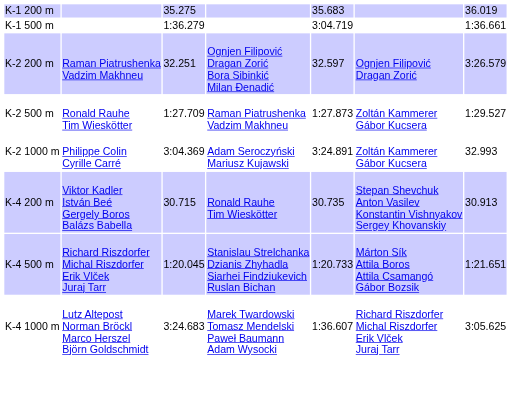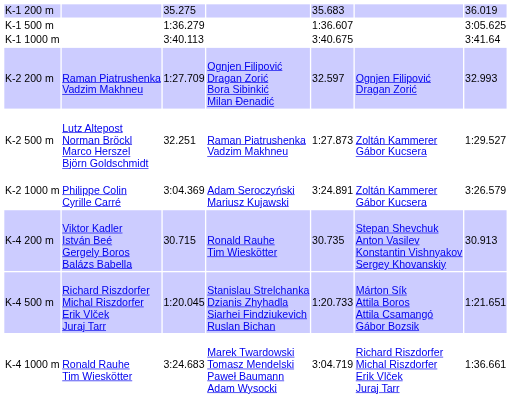(333, 25) 3:04.719 -> (333, 25) 1:36.607
(486, 25) 1:36.661 -> (486, 25) 3:05.625
+ row: (32, 40)
(180, 63) 32.251 -> (184, 78) 1:27.709
(486, 63) 3:26.579 -> (481, 78) 32.993
(97, 119) Ronald Rauhe Tim Wieskötter -> (105, 146) Lutz Altepost Norman Bröckl Marco Herszel Björn Goldschmidt
(184, 114) 1:27.709 -> (180, 140) 32.251
(481, 152) 32.993 -> (486, 190) 3:26.579
(105, 332) Lutz Altepost Norman Bröckl Marco Herszel Björn Goldschmidt -> (97, 370) Ronald Rauhe Tim Wieskötter
(333, 326) 1:36.607 -> (333, 364) 3:04.719
(486, 326) 3:05.625 -> (486, 364) 1:36.661
